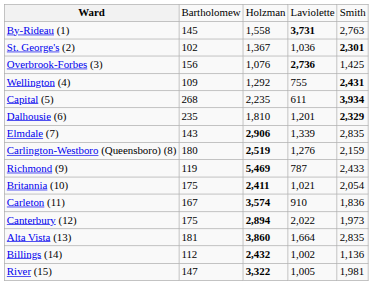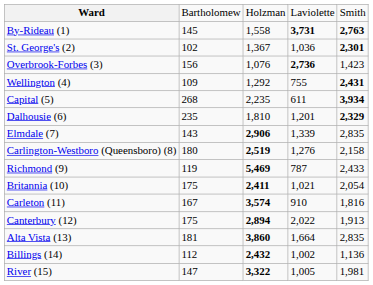(352, 30) normal -> (352, 30) bold
(352, 64) 1,425 -> (352, 64) 1,423
(352, 151) 2,159 -> (352, 151) 2,158
(352, 202) 1,836 -> (352, 202) 1,816
(352, 220) 1,973 -> (352, 220) 1,913
